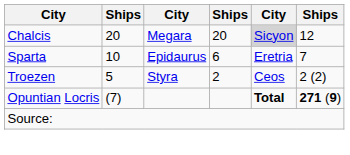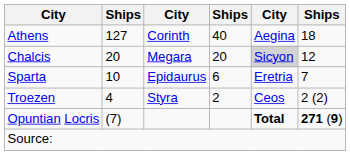+ row: (28, 35)
(109, 77) 5 -> (109, 98) 4
